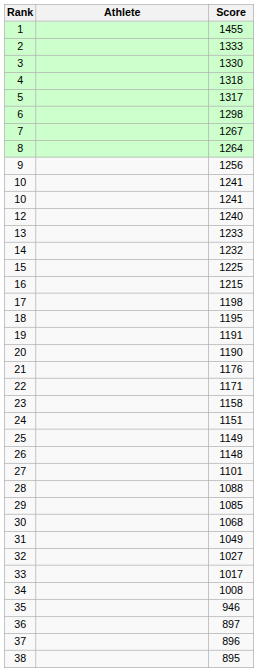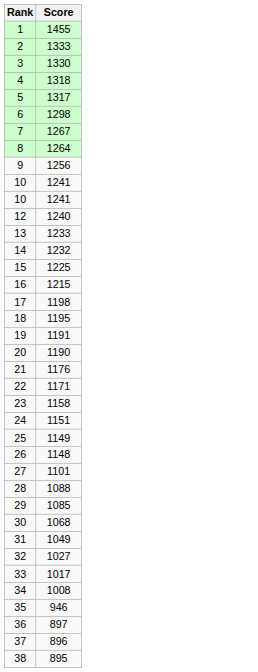- column: (122, 13)
